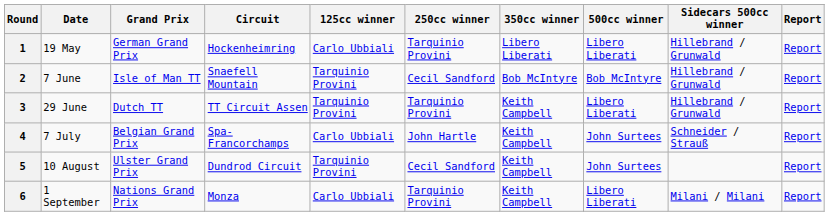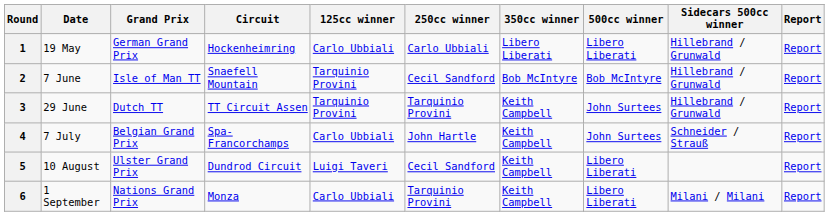(436, 49) Tarquinio Provini -> (448, 49) Carlo Ubbiali
(611, 108) Libero Liberati -> (624, 108) John Surtees
(341, 167) Tarquinio Provini -> (350, 167) Luigi Taveri
(624, 167) John Surtees -> (611, 167) Libero Liberati
